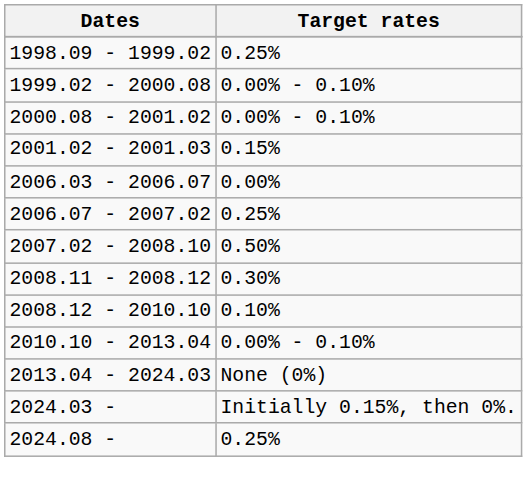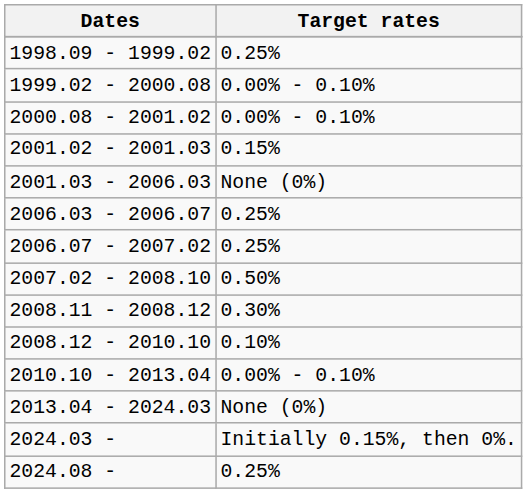+ row: (110, 182)
(250, 182) 0.00% -> (250, 214) 0.25%
